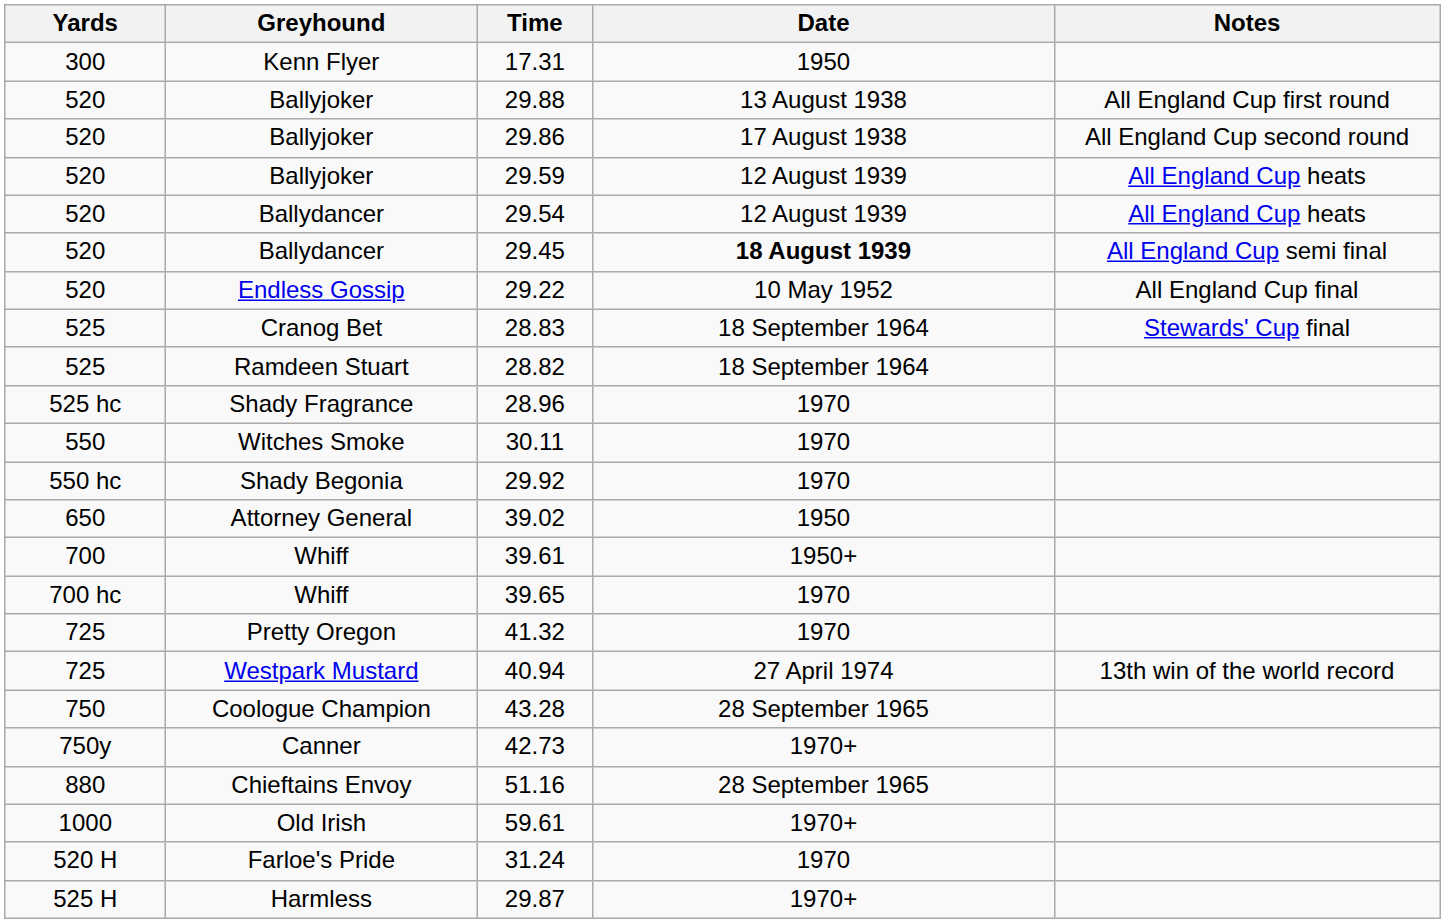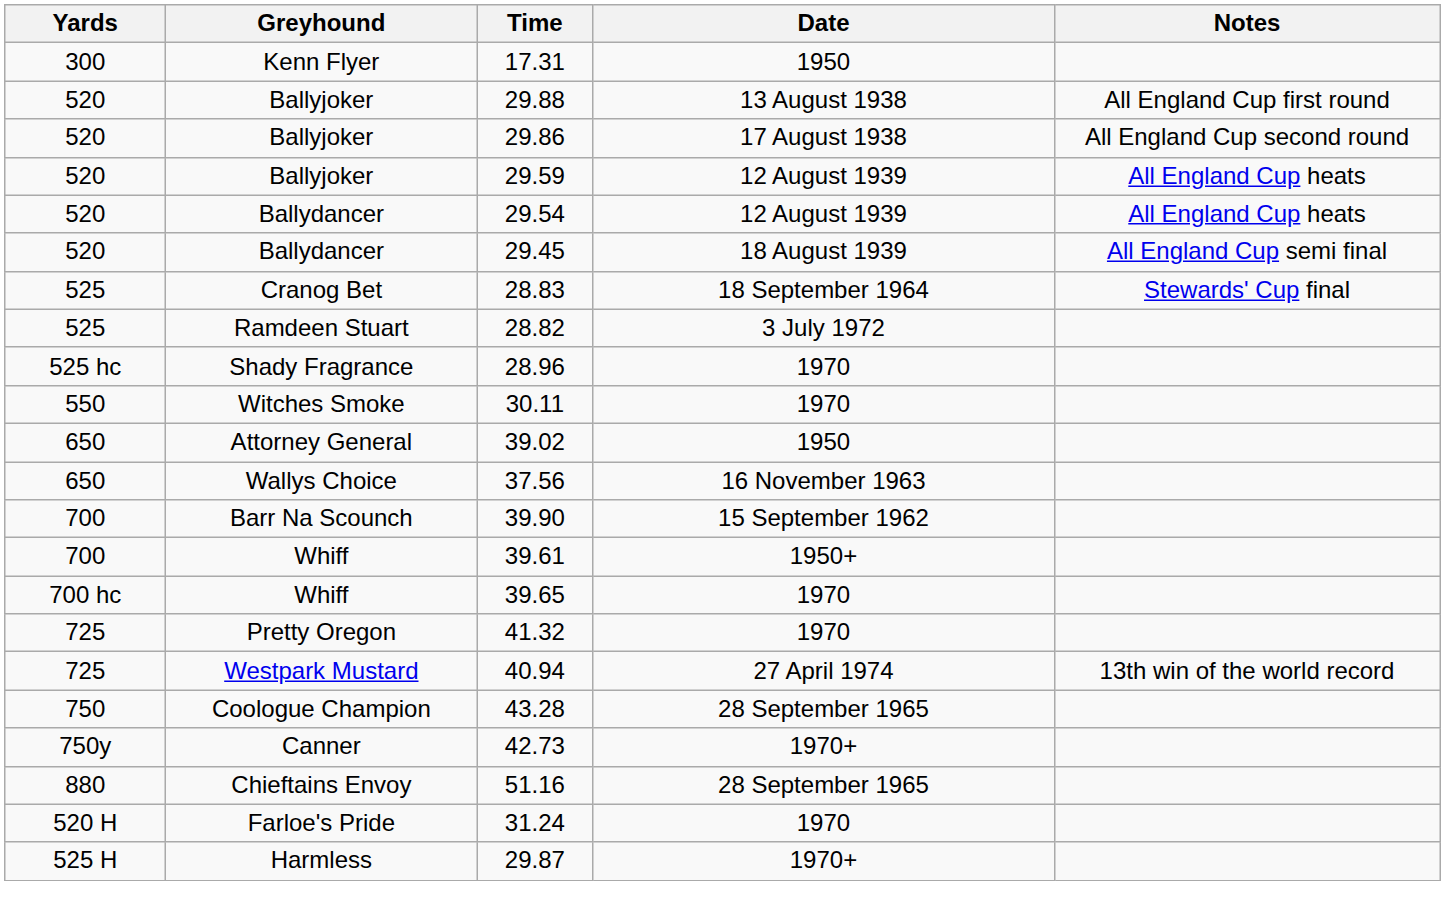(823, 251) bold -> (823, 251) normal
- row: (535, 289)
(823, 366) 18 September 1964 -> (823, 328) 3 July 1972
- row: (535, 480)
+ row: (535, 480)
+ row: (535, 518)
- row: (535, 822)
